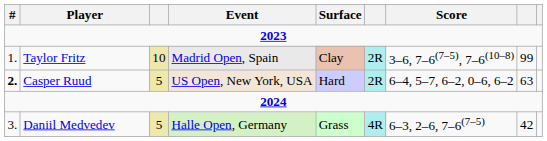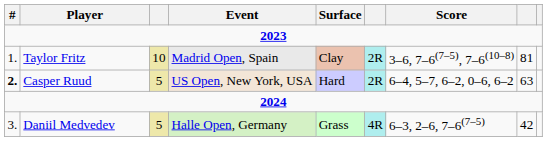(527, 58) 99 -> (527, 58) 81
